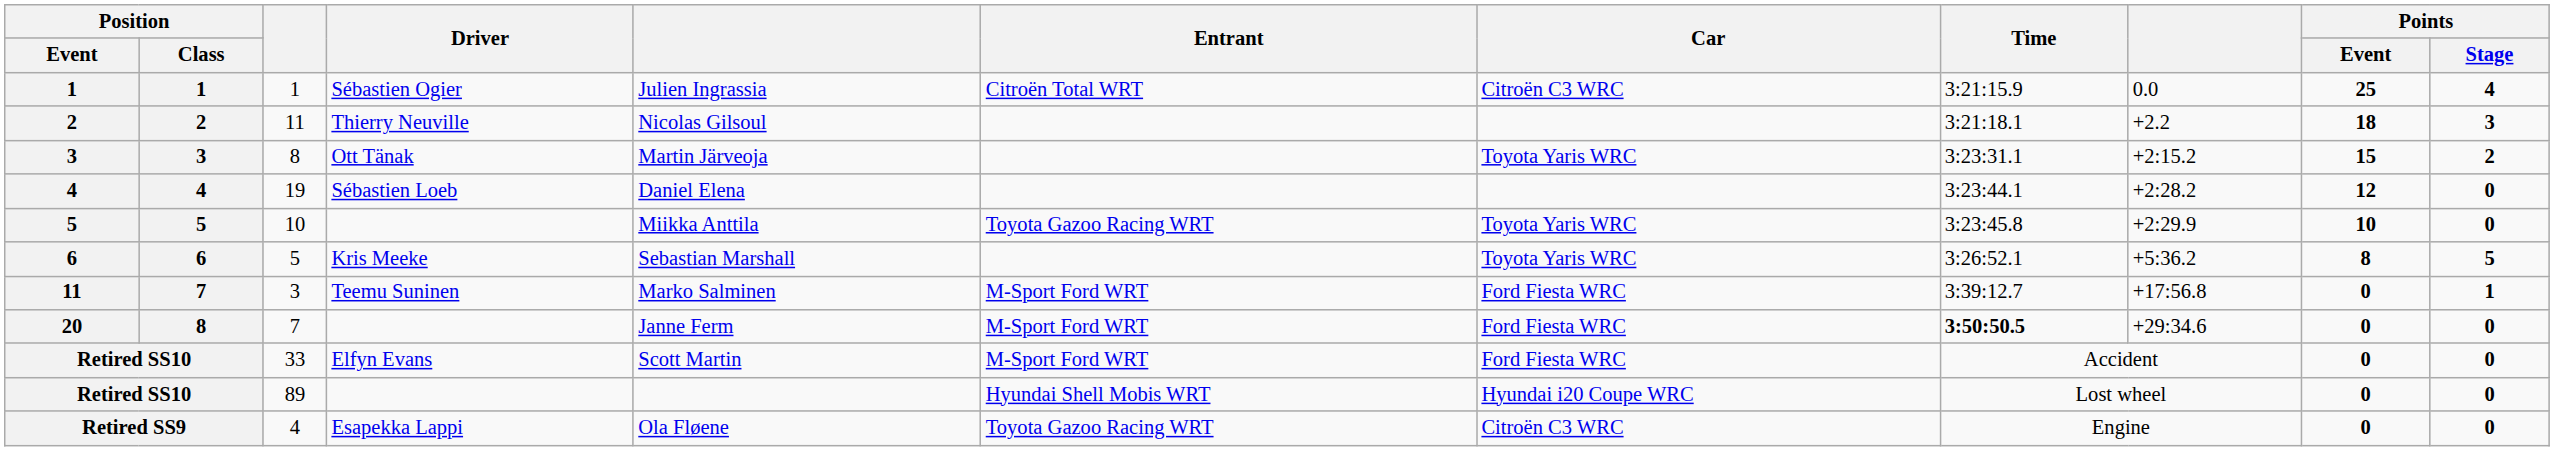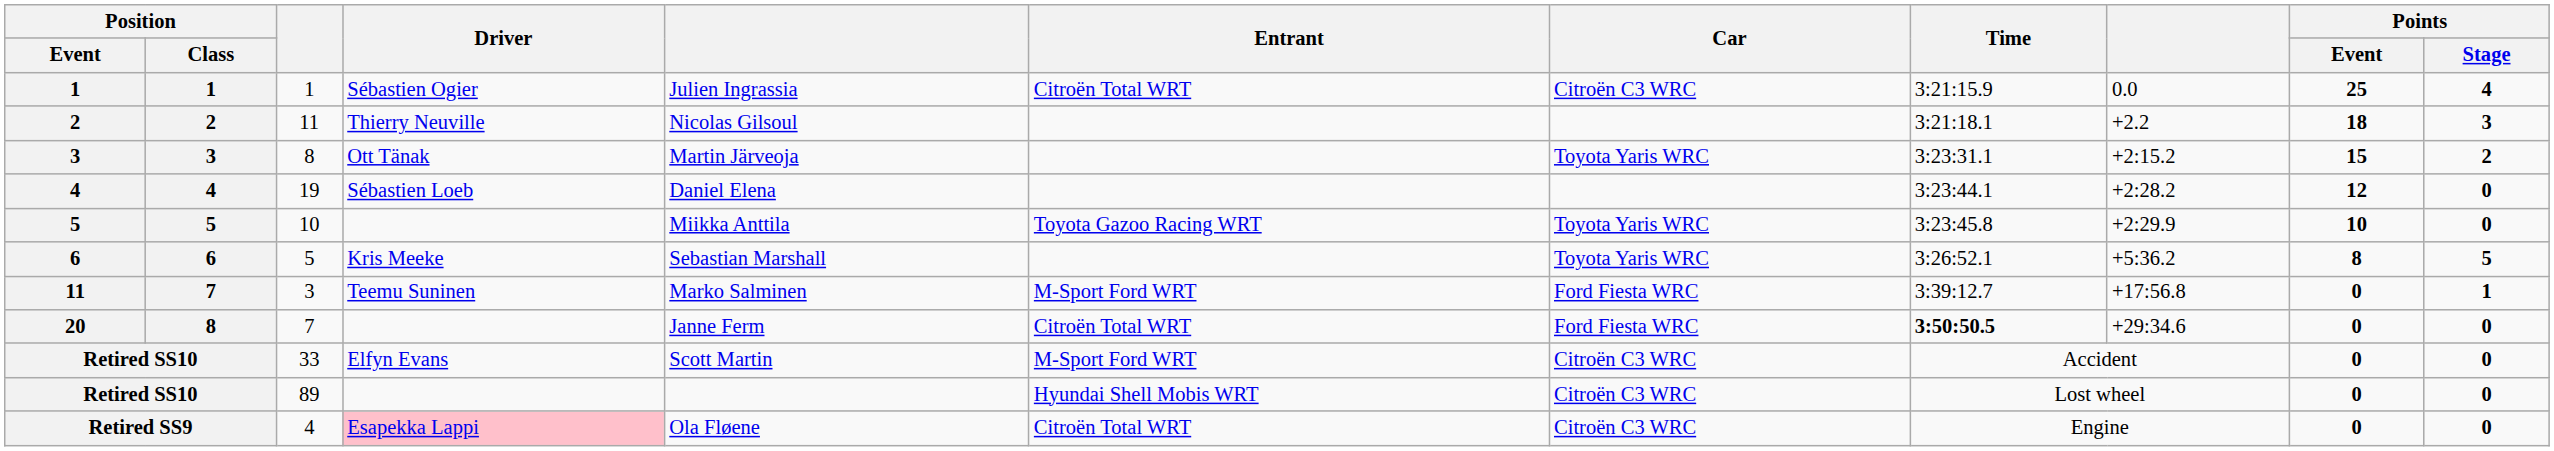(1067, 325) M-Sport Ford WRT -> (1113, 325) Citroën Total WRT
(1554, 359) Ford Fiesta WRC -> (1625, 359) Citroën C3 WRC
(1588, 393) Hyundai i20 Coupe WRC -> (1625, 393) Citroën C3 WRC
(397, 427) no background -> (413, 427) pink background
(1100, 427) Toyota Gazoo Racing WRT -> (1113, 427) Citroën Total WRT
